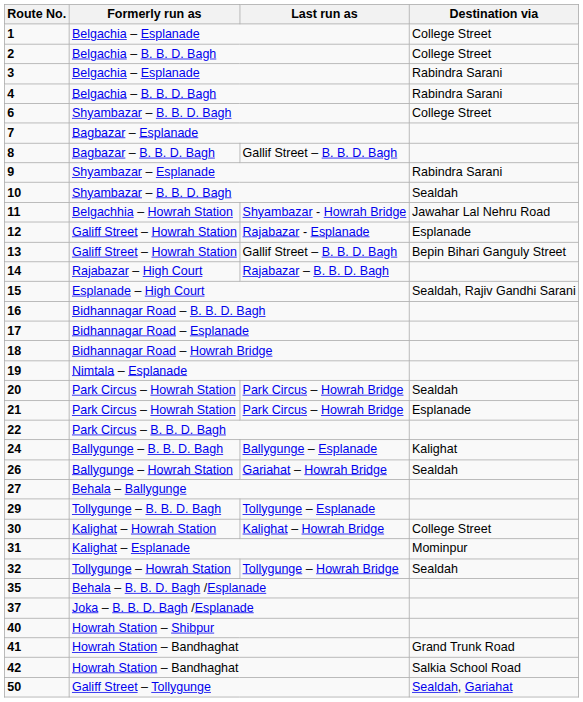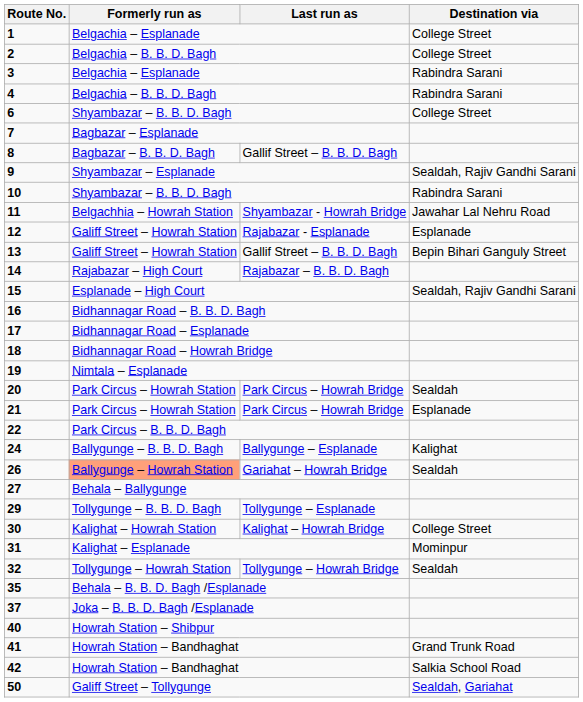(457, 172) Rabindra Sarani -> (494, 172) Sealdah, Rajiv Gandhi Sarani
(435, 192) Sealdah -> (457, 192) Rabindra Sarani
(152, 469) no background -> (152, 469) lightsalmon background
